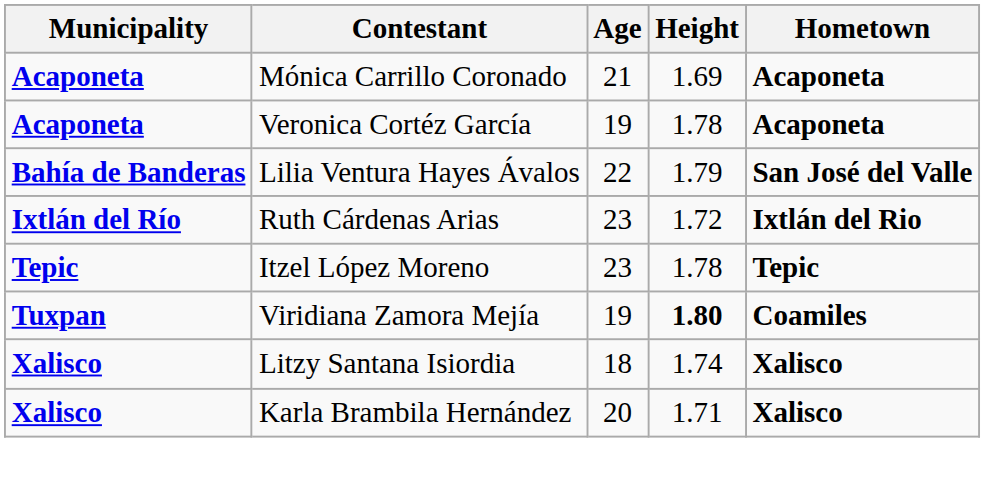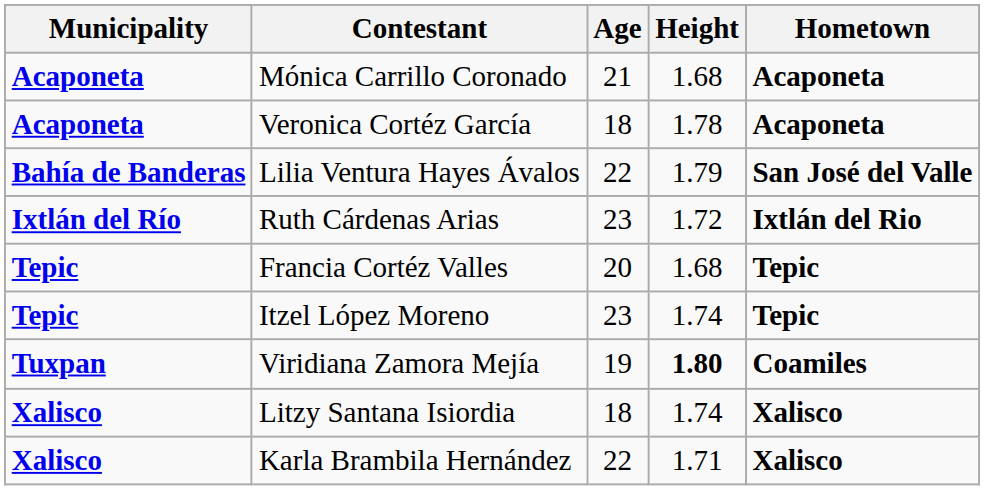(697, 76) 1.69 -> (697, 76) 1.68
(617, 124) 19 -> (617, 124) 18
+ row: (384, 267)
(697, 267) 1.78 -> (697, 315) 1.74
(617, 411) 20 -> (617, 459) 22
